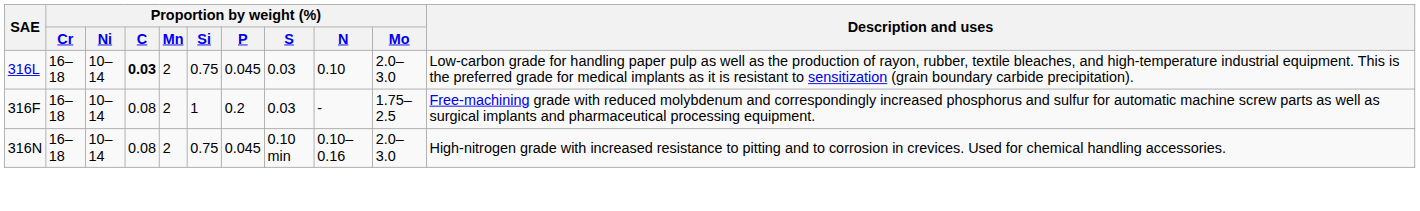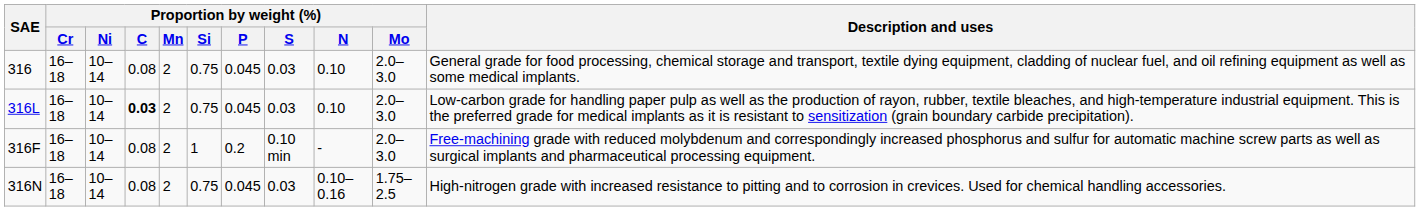+ row: (20, 69)
(281, 108) 0.03 -> (281, 147) 0.10 min
(394, 108) 1.75–2.5 -> (390, 147) 2.0–3.0
(281, 147) 0.10 min -> (281, 186) 0.03
(390, 147) 2.0–3.0 -> (394, 186) 1.75–2.5
